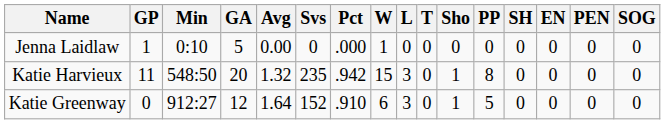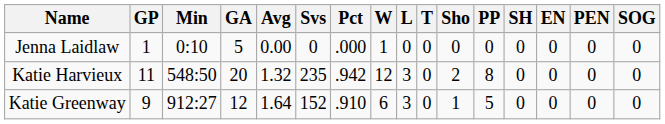(384, 75) 15 -> (384, 75) 12
(456, 75) 1 -> (456, 75) 2
(146, 103) 0 -> (146, 103) 9
